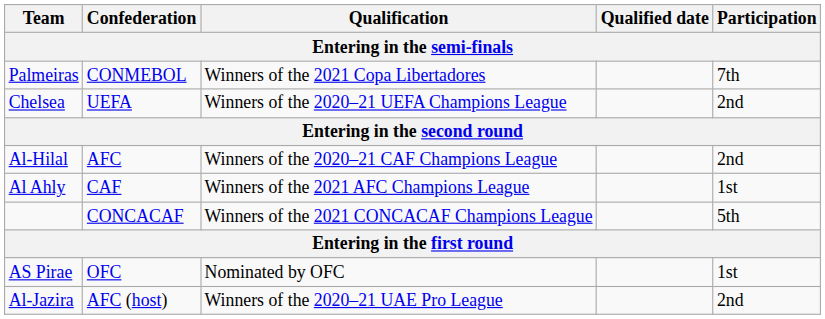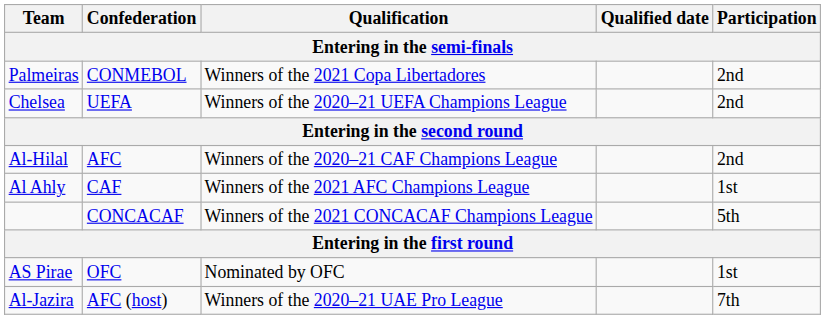(728, 74) 7th -> (730, 74) 2nd
(730, 300) 2nd -> (728, 300) 7th
